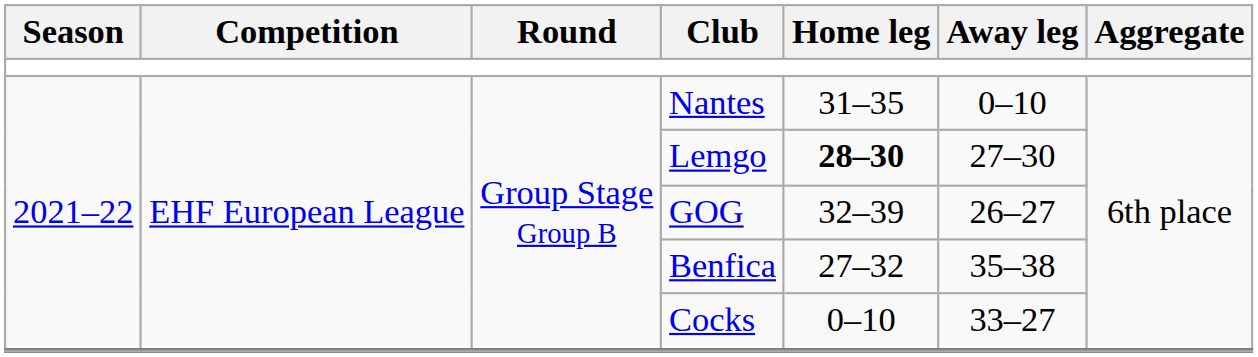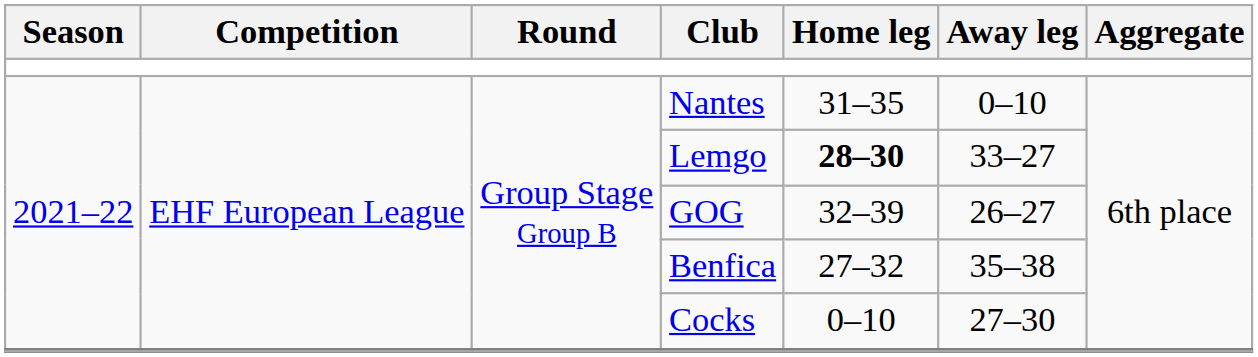(1012, 156) 27–30 -> (1012, 156) 33–27
(1012, 320) 33–27 -> (1012, 320) 27–30
